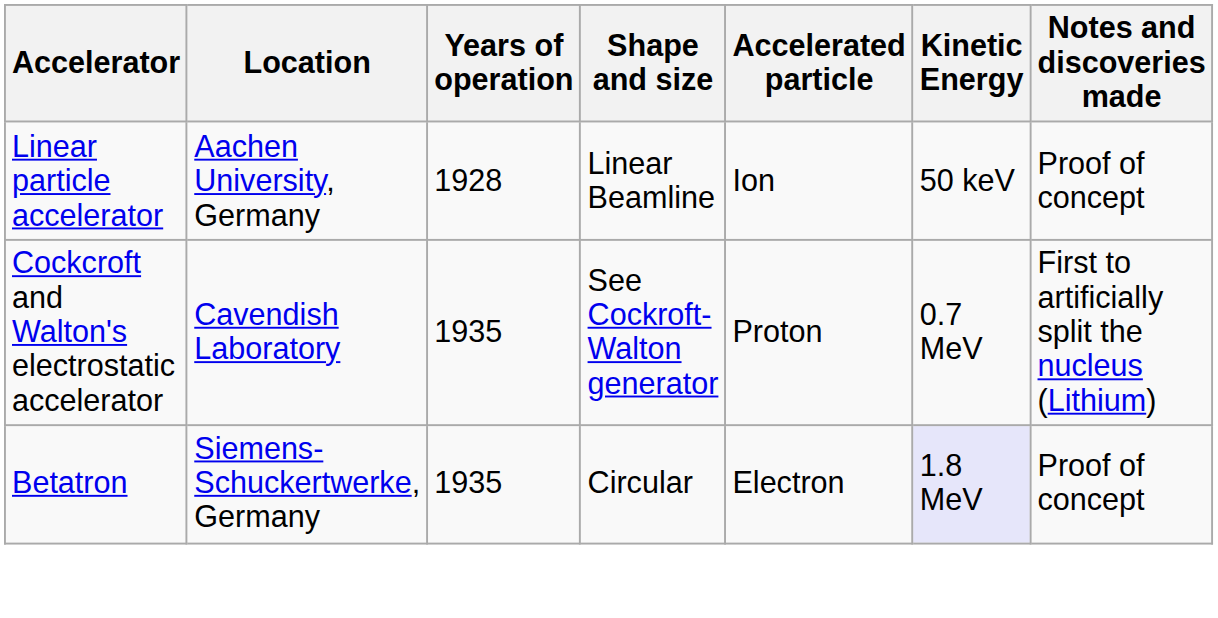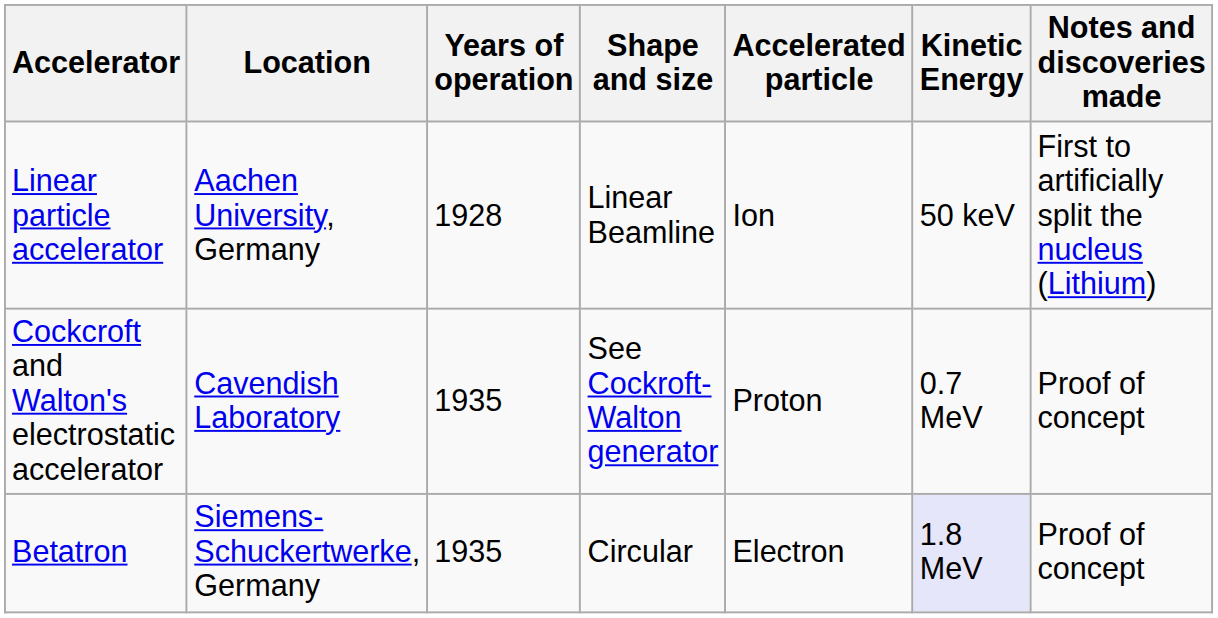(1091, 180) Proof of concept -> (1100, 214) First to artificially split the nucleus (Lithium)
(1100, 331) First to artificially split the nucleus (Lithium) -> (1091, 400) Proof of concept
